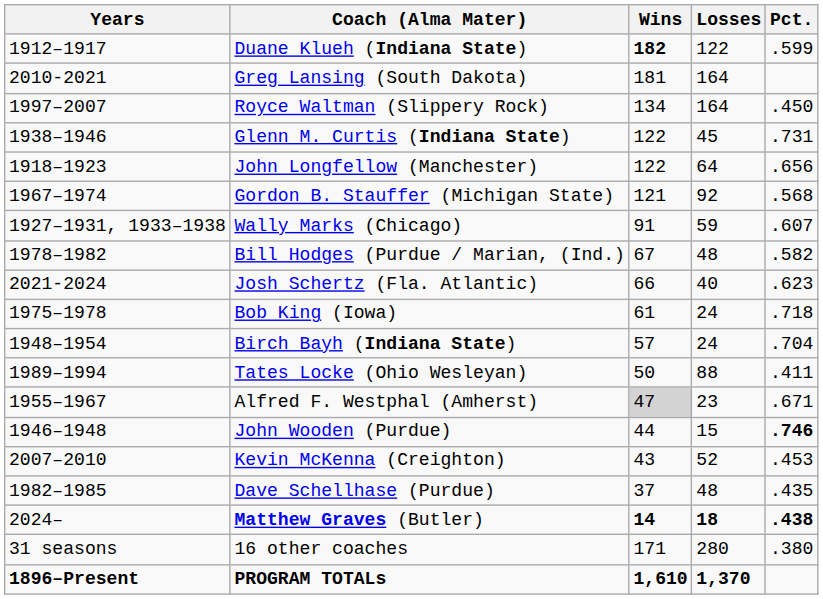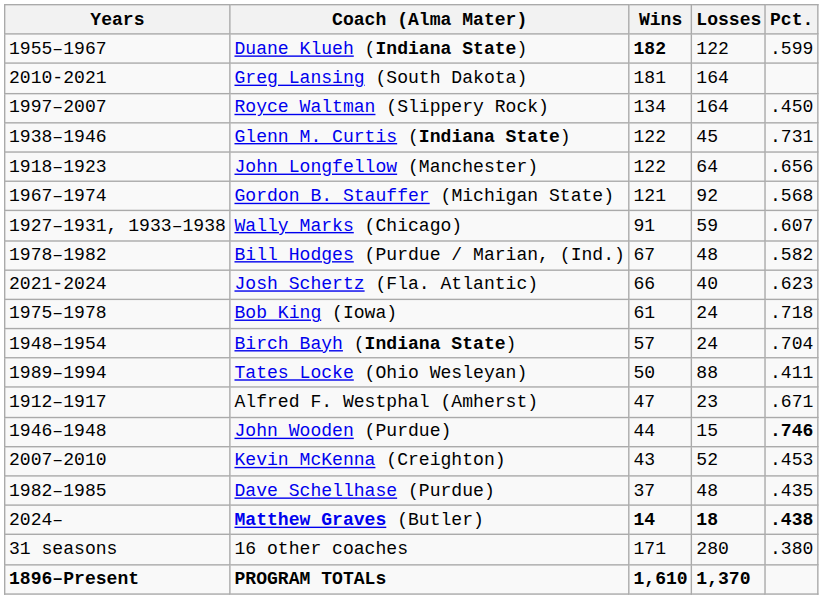(58, 49) 1912–1917 -> (58, 49) 1955–1967
(58, 402) 1955–1967 -> (58, 402) 1912–1917
(644, 402) lightgrey background -> (644, 402) no background
